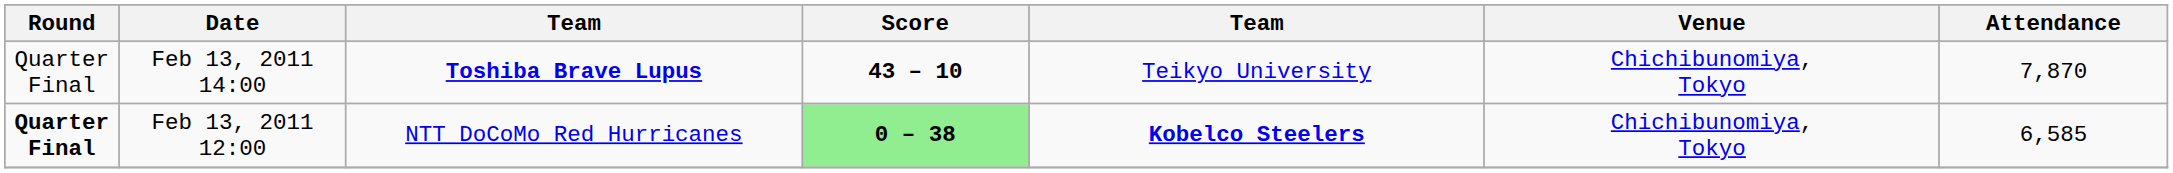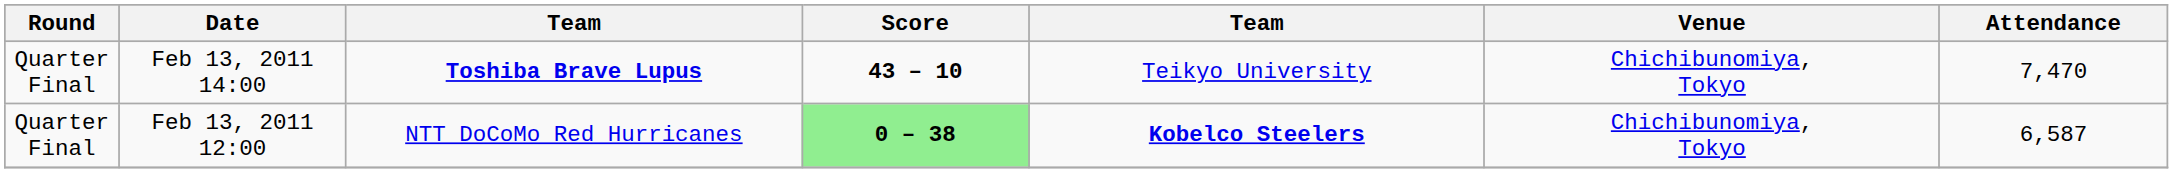(2054, 73) 7,870 -> (2054, 73) 7,470
(62, 135) bold -> (62, 135) normal
(2054, 135) 6,585 -> (2054, 135) 6,587
